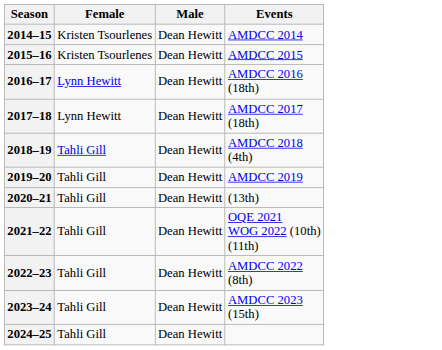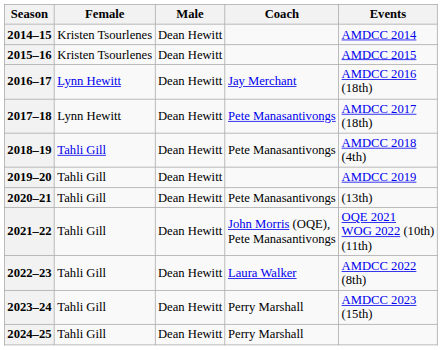+ column: (282, 14)
